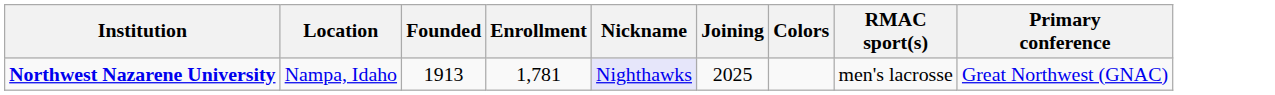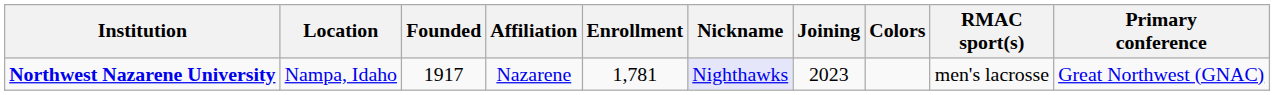+ column: (534, 31)
(444, 74) 1913 -> (444, 74) 1917
(733, 74) 2025 -> (829, 74) 2023
